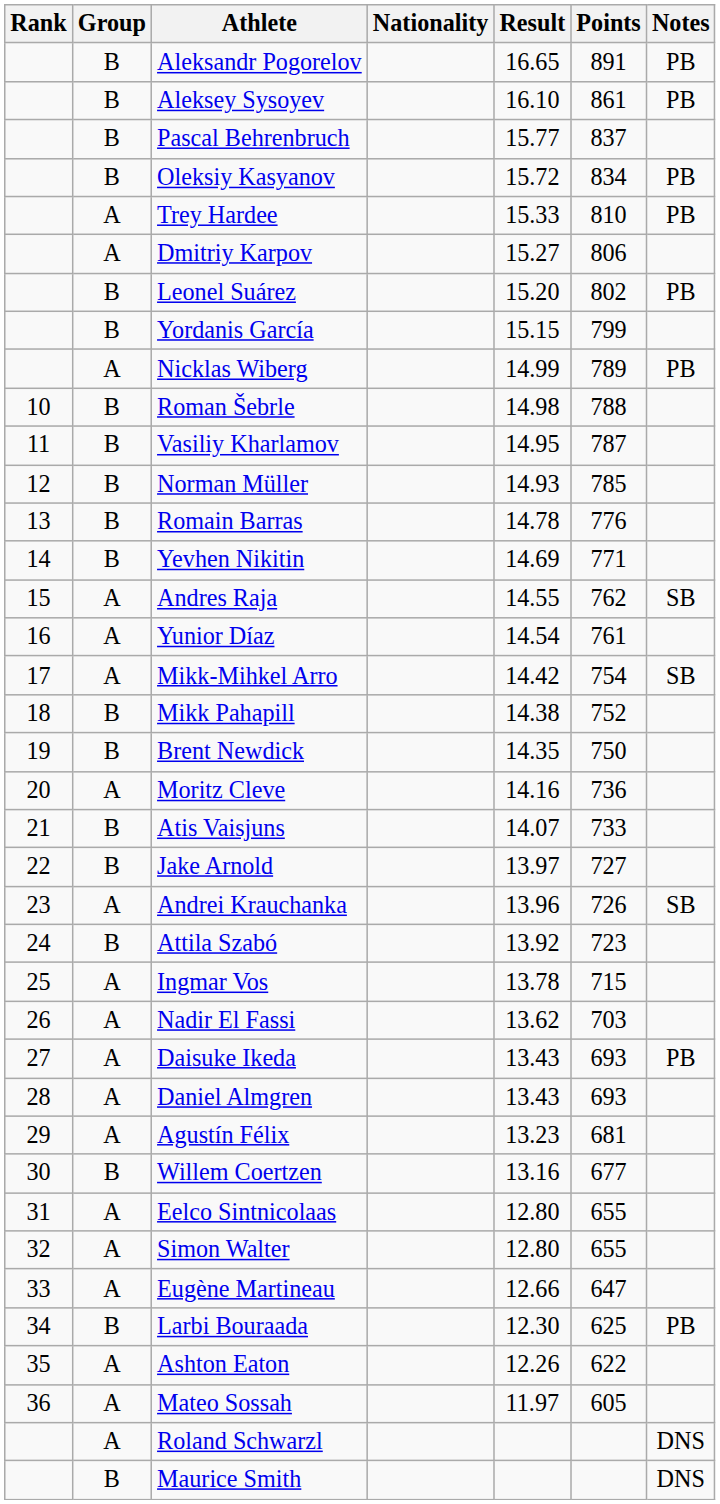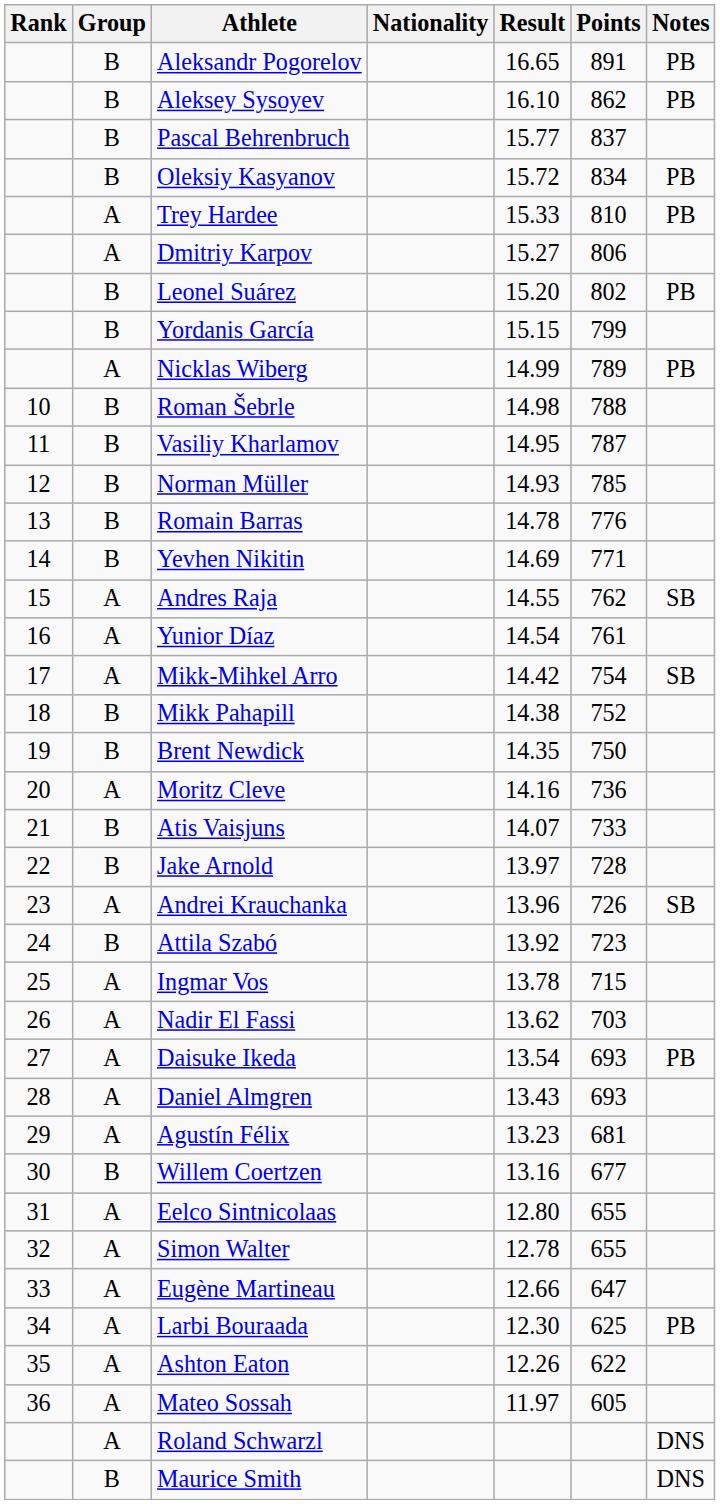(609, 100) 861 -> (609, 100) 862
(609, 866) 727 -> (609, 866) 728
(532, 1058) 13.43 -> (532, 1058) 13.54
(532, 1249) 12.80 -> (532, 1249) 12.78
(112, 1326) B -> (112, 1326) A
